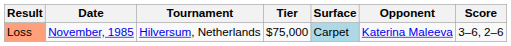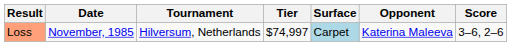(287, 32) $75,000 -> (287, 32) $74,997
